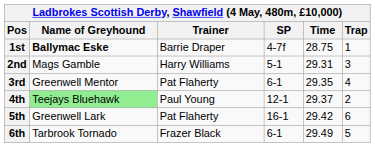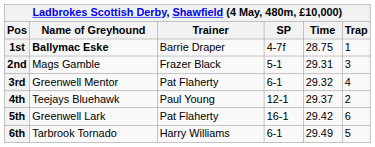(195, 64) Harry Williams -> (190, 64) Frazer Black
(319, 82) 29.35 -> (319, 82) 29.32
(76, 99) lightgreen background -> (76, 99) no background
(190, 133) Frazer Black -> (195, 133) Harry Williams
